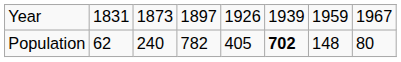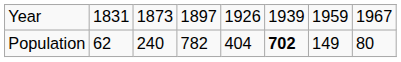(238, 43) 405 -> (238, 43) 404
(326, 43) 148 -> (326, 43) 149
